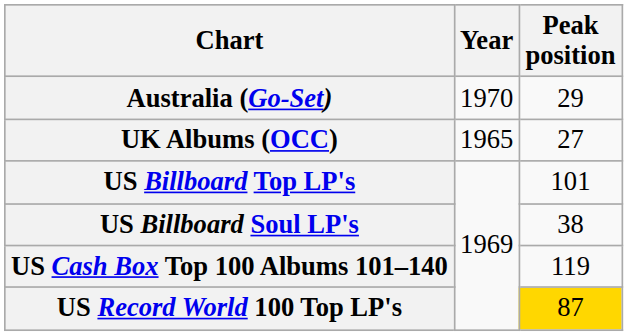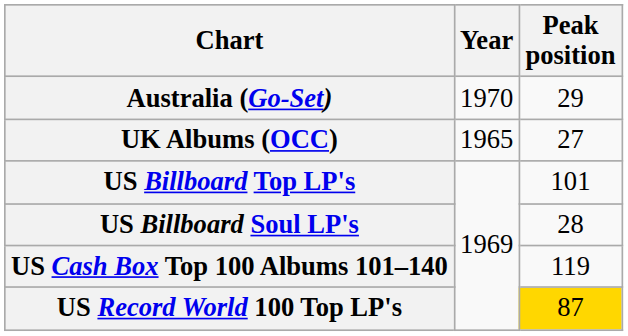(571, 223) 38 -> (571, 223) 28
